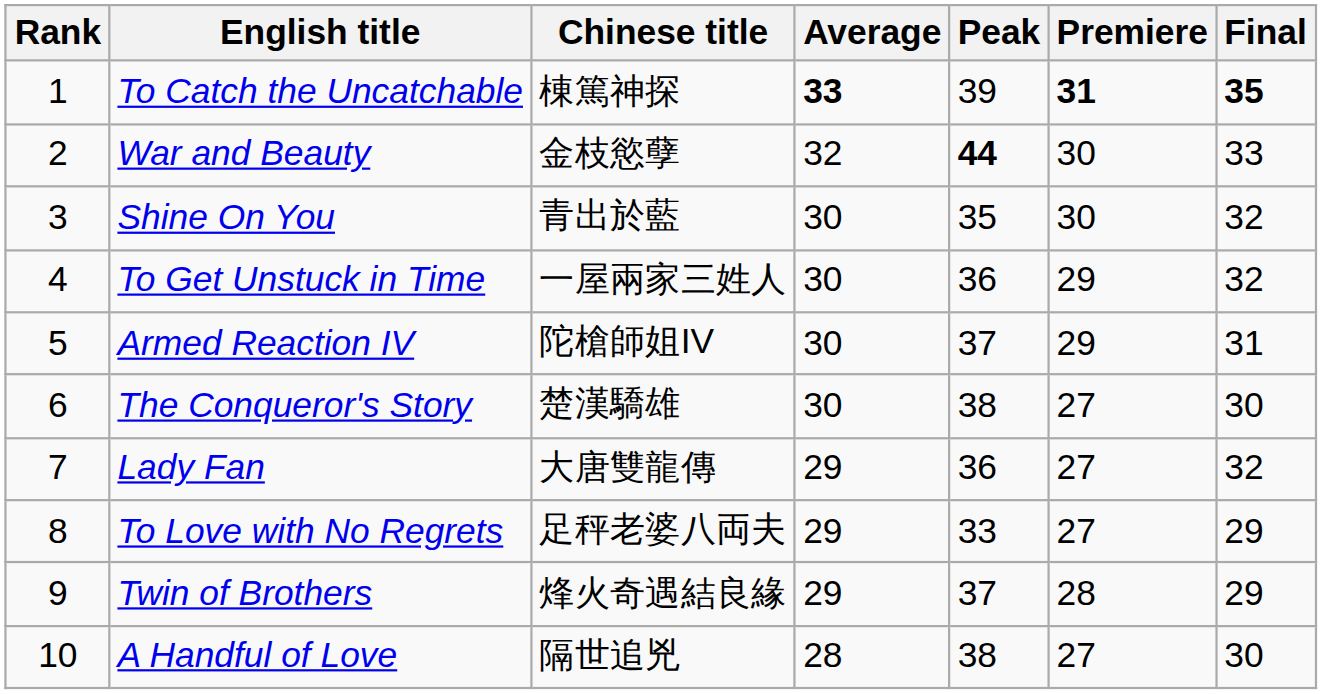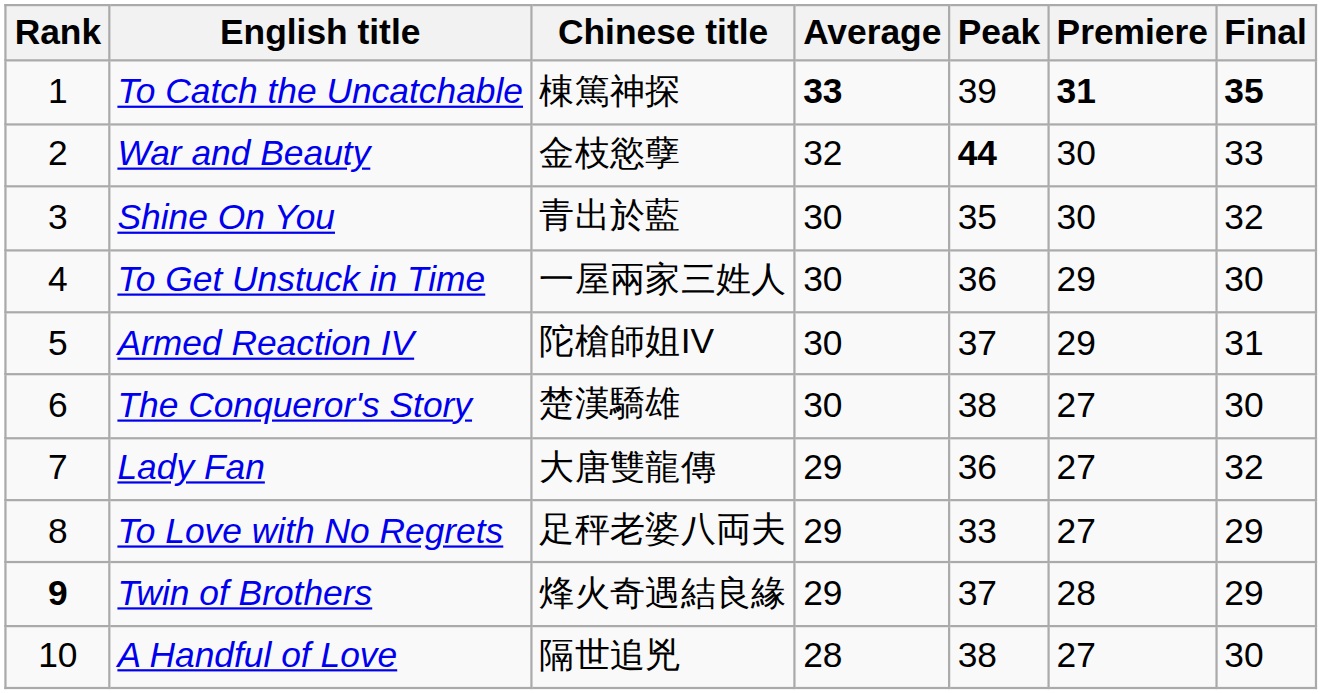(1244, 280) 32 -> (1244, 280) 30
(58, 593) normal -> (58, 593) bold
